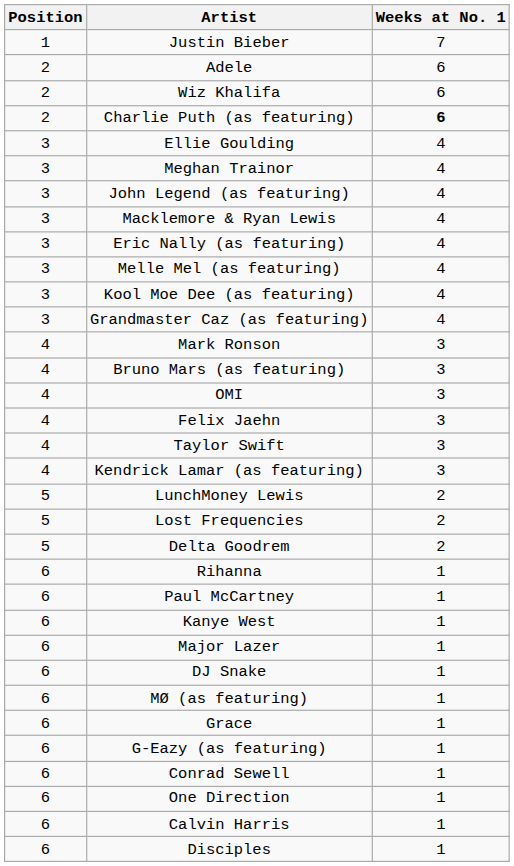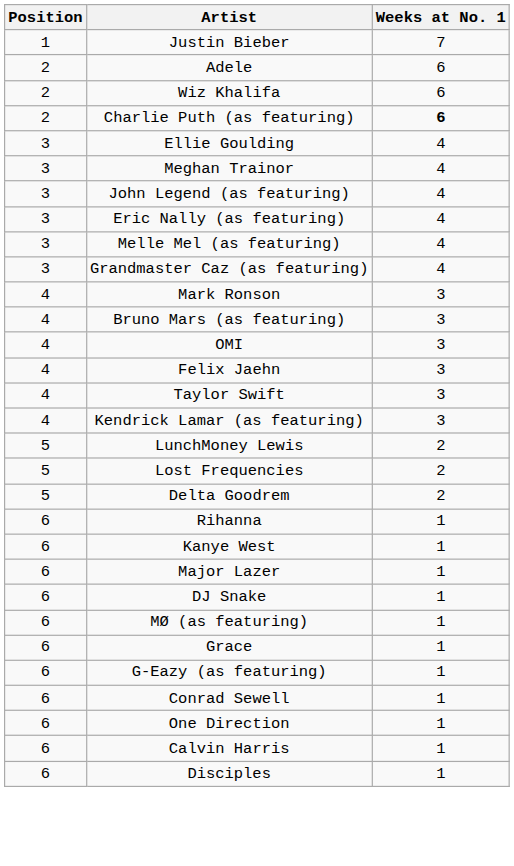- row: (229, 219)
- row: (229, 295)
- row: (229, 597)
